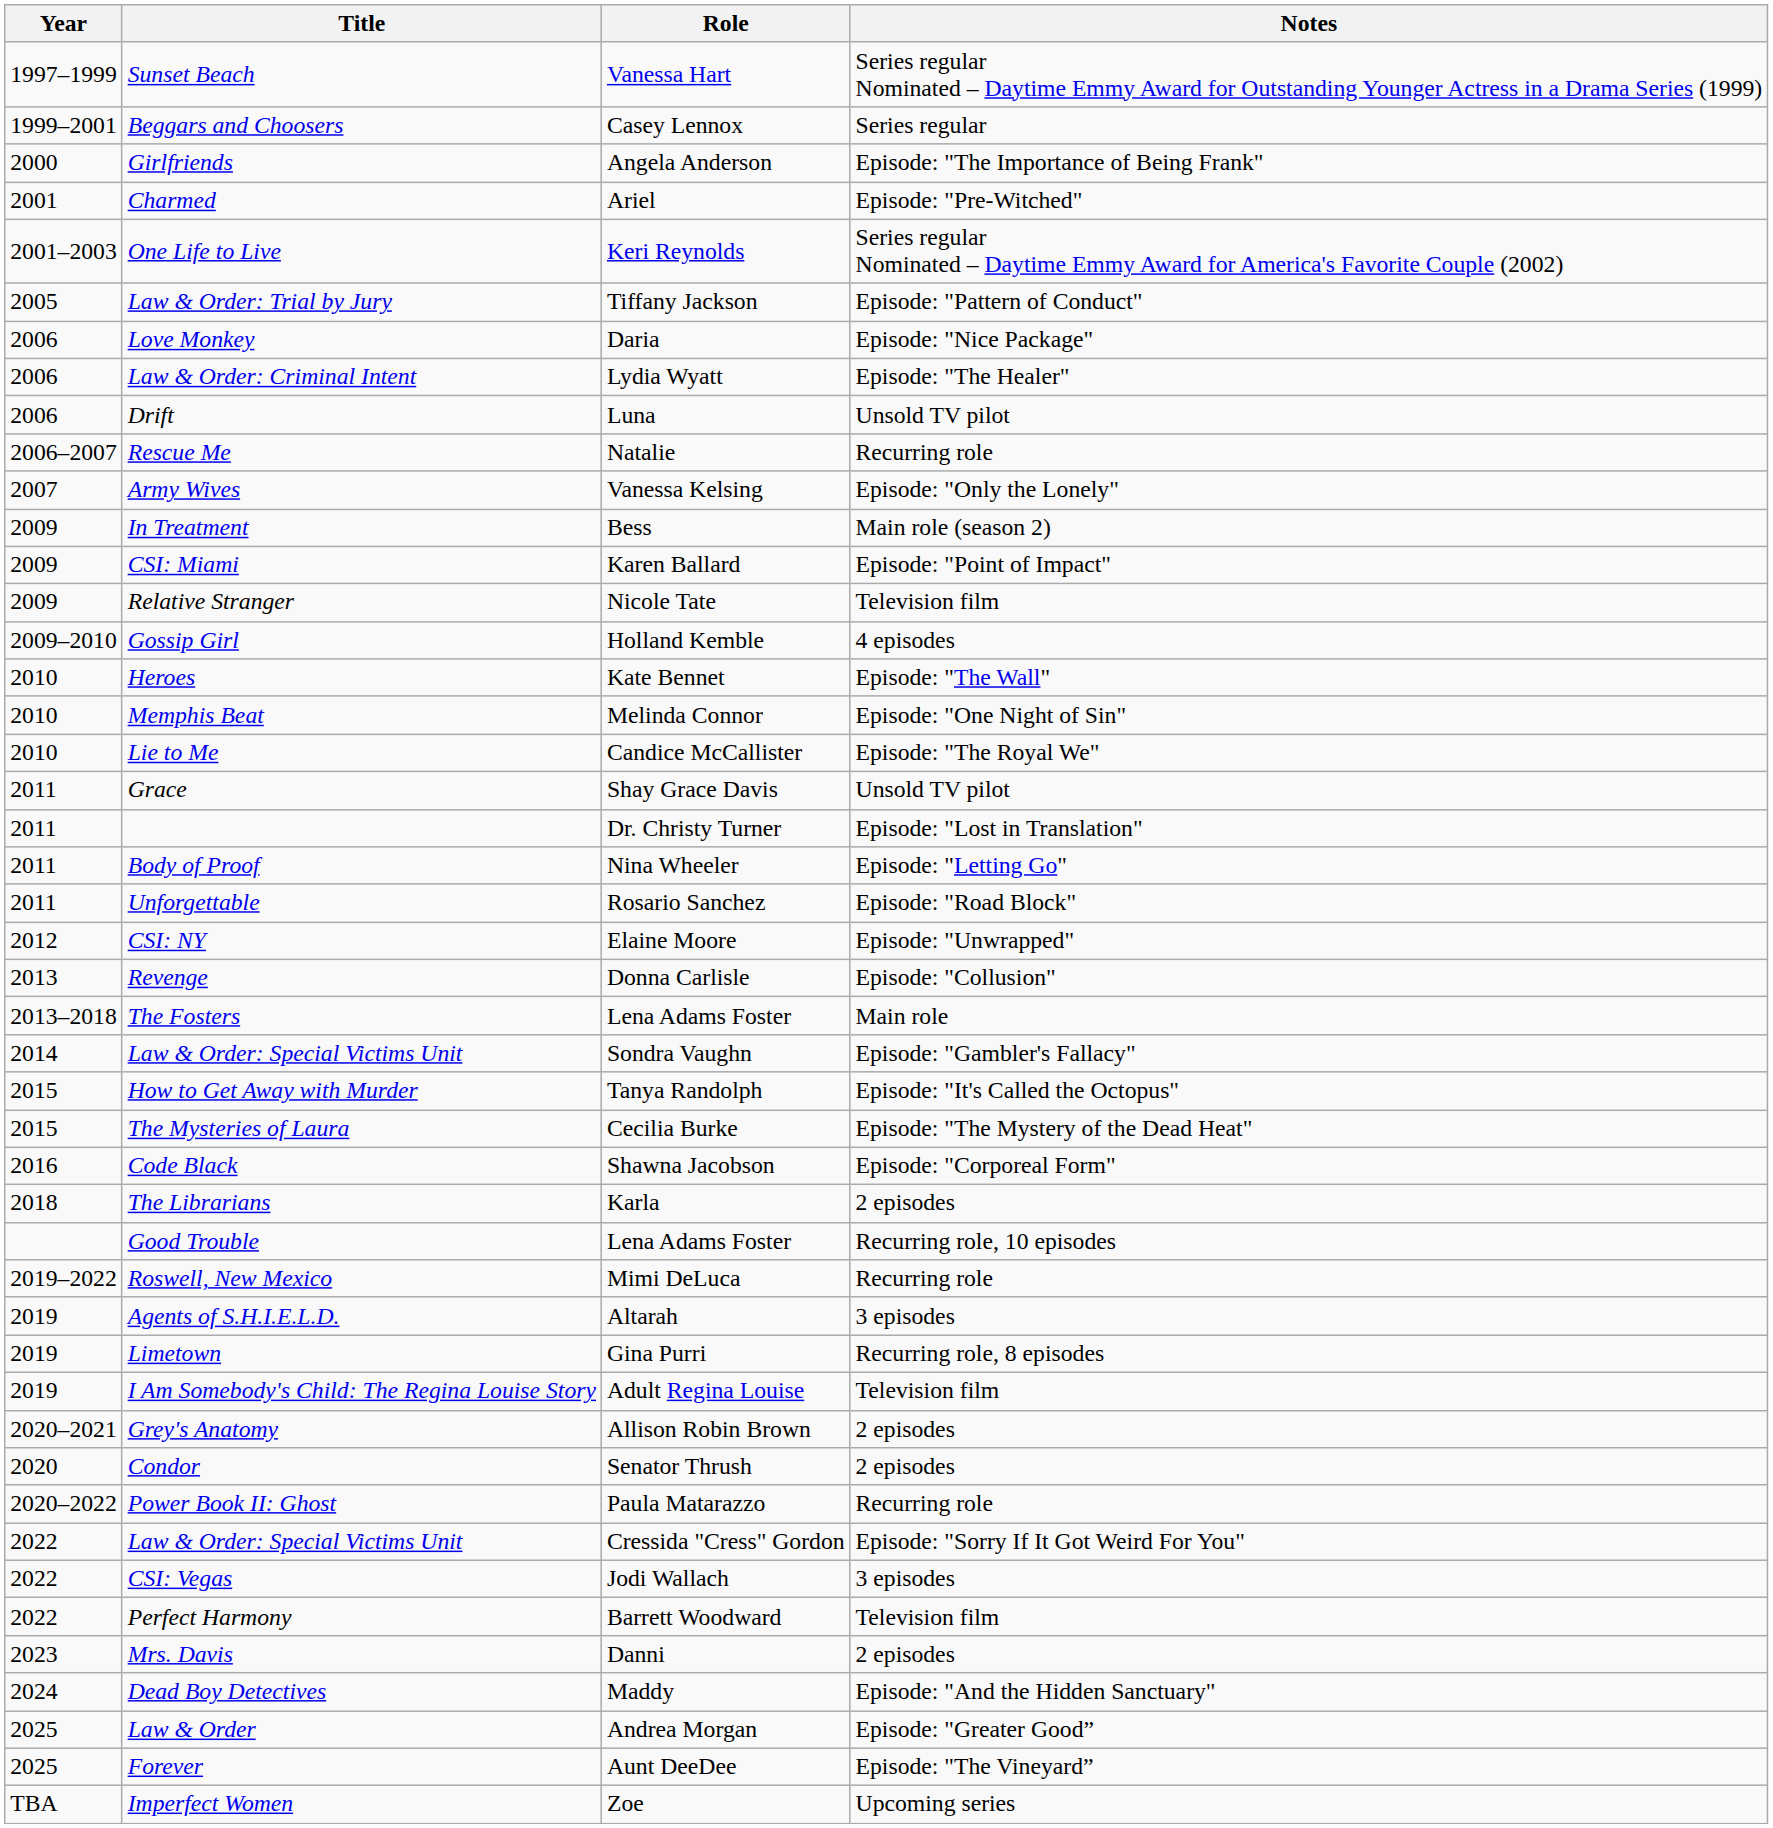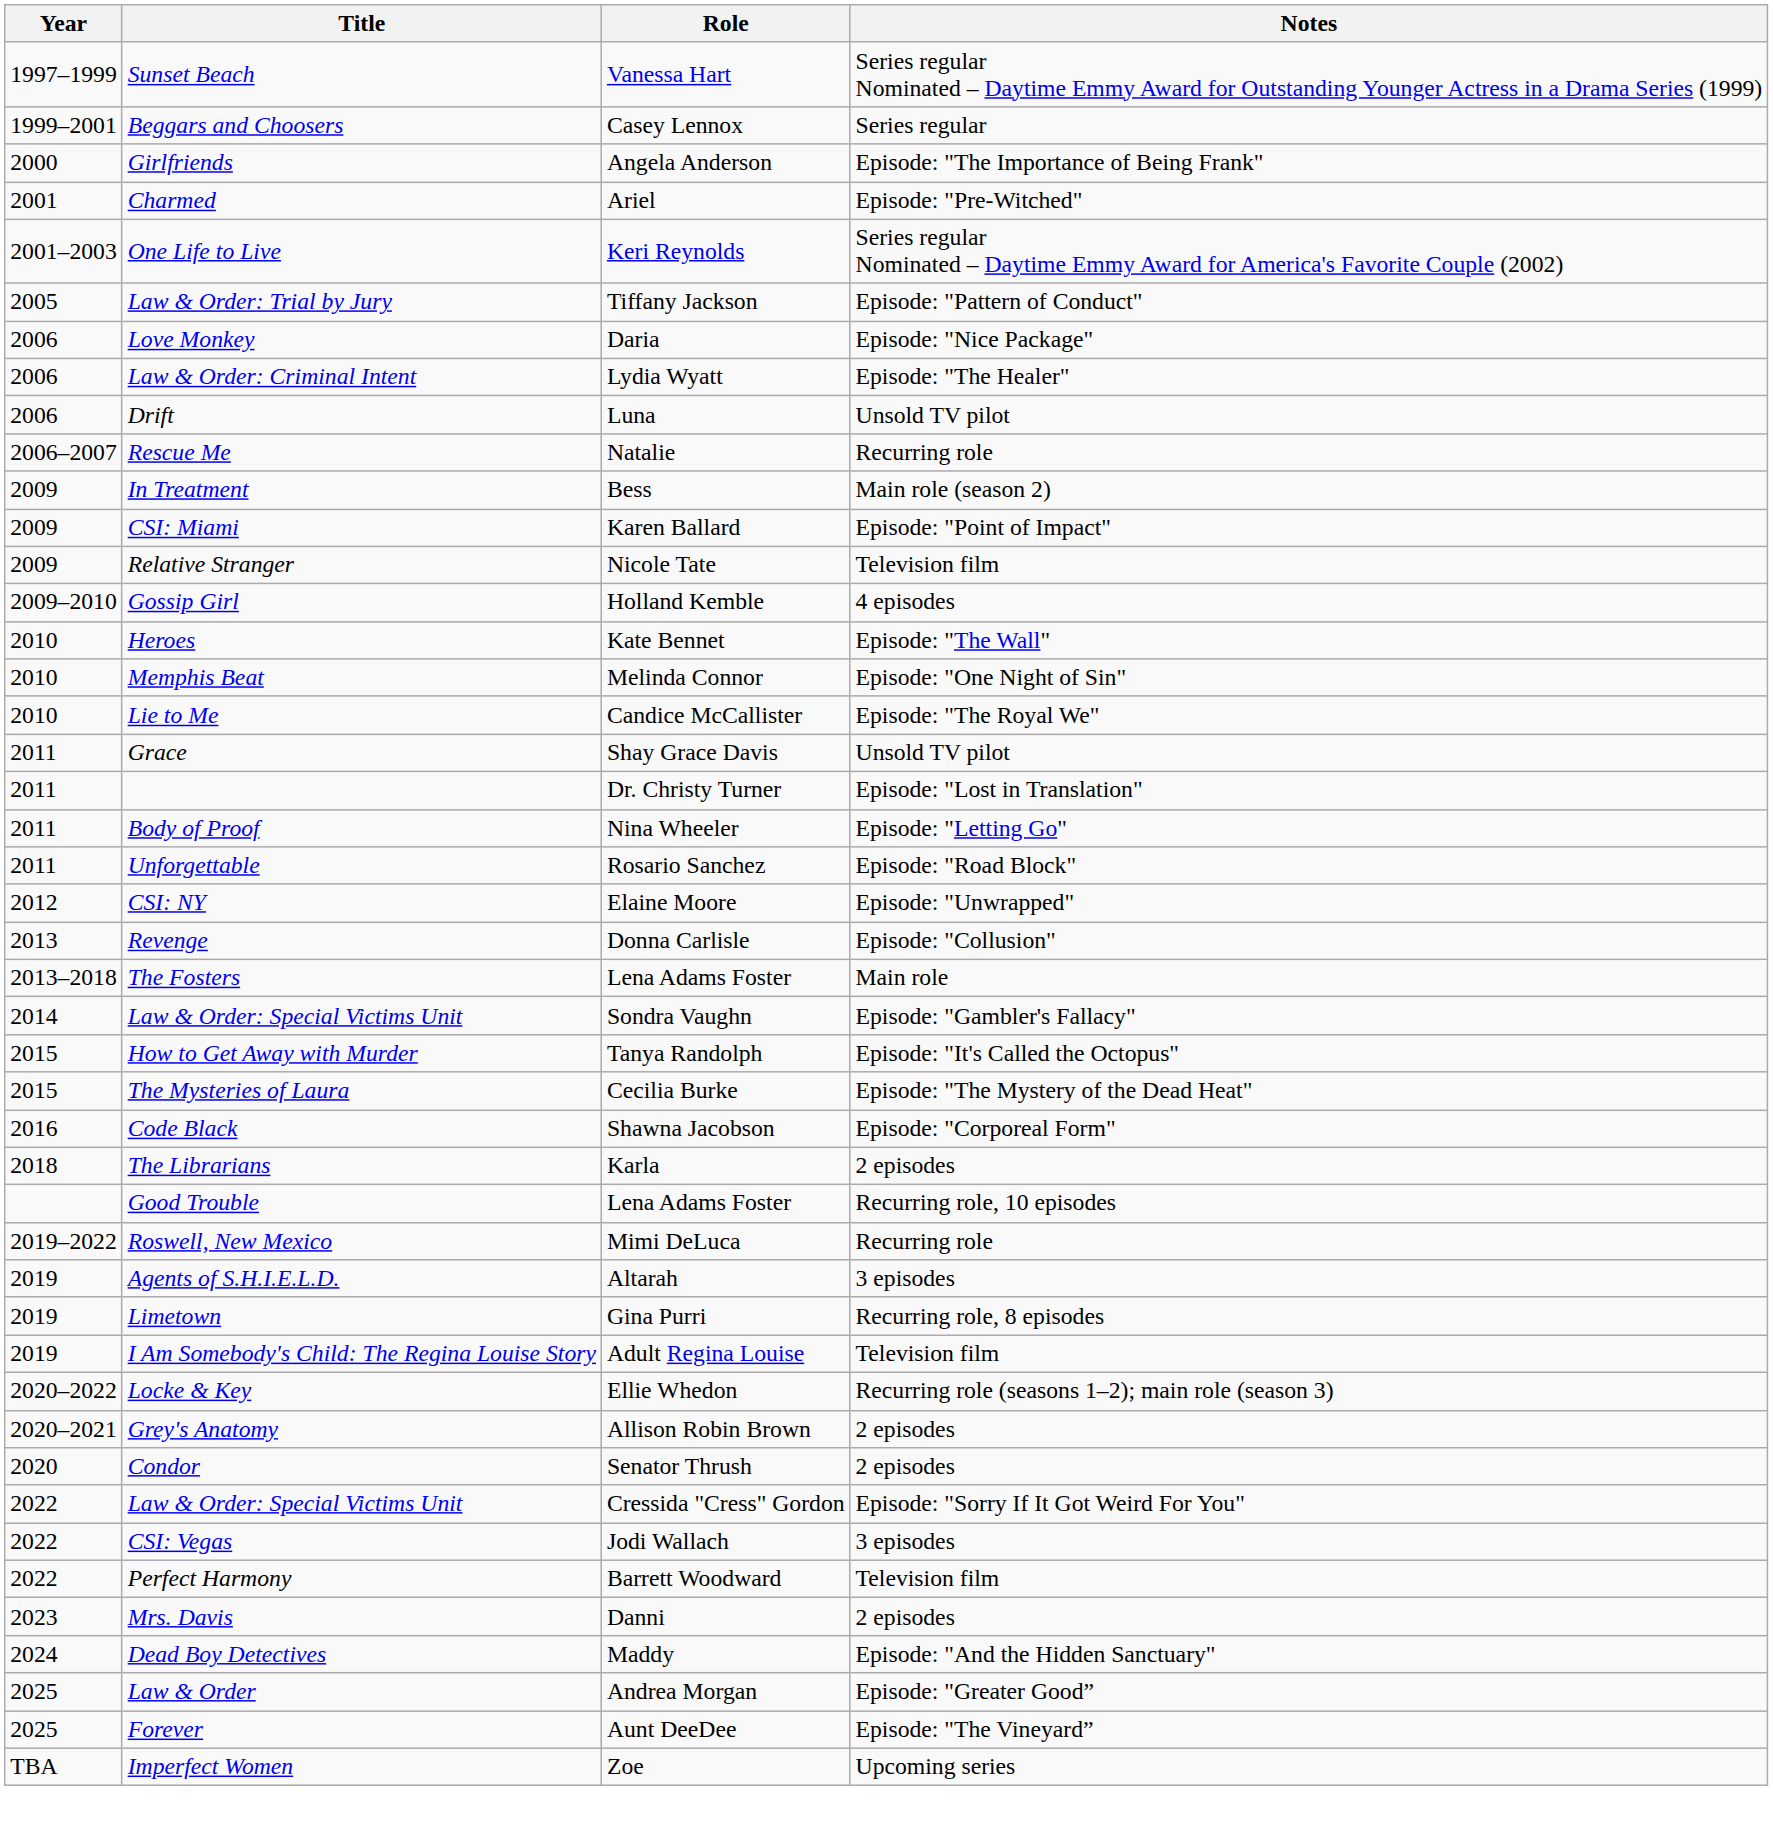- row: (184, 489)
+ row: (189, 1390)
- row: (232, 1503)
